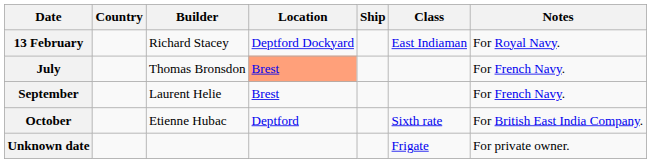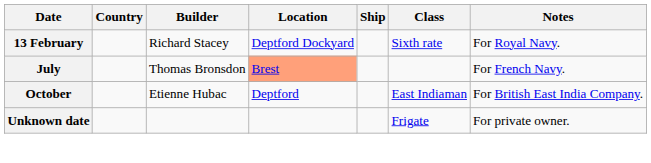(429, 43) East Indiaman -> (417, 43) Sixth rate
- row: (48, 94)
(417, 120) Sixth rate -> (429, 94) East Indiaman
